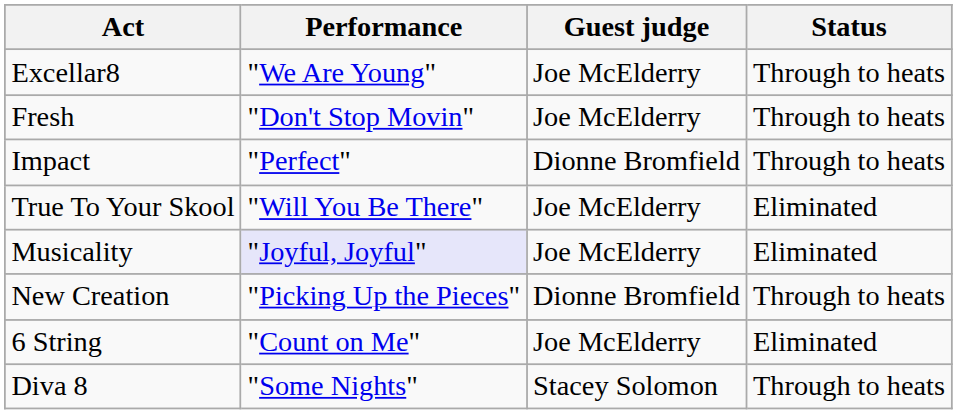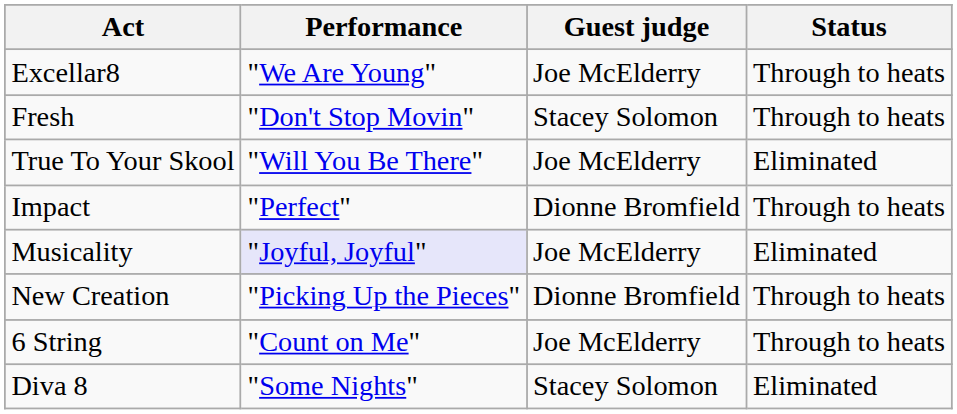(617, 116) Joe McElderry -> (626, 116) Stacey Solomon
rows swapped: (51, 161) <-> (123, 206)
(815, 341) Eliminated -> (849, 341) Through to heats
(849, 386) Through to heats -> (815, 386) Eliminated
